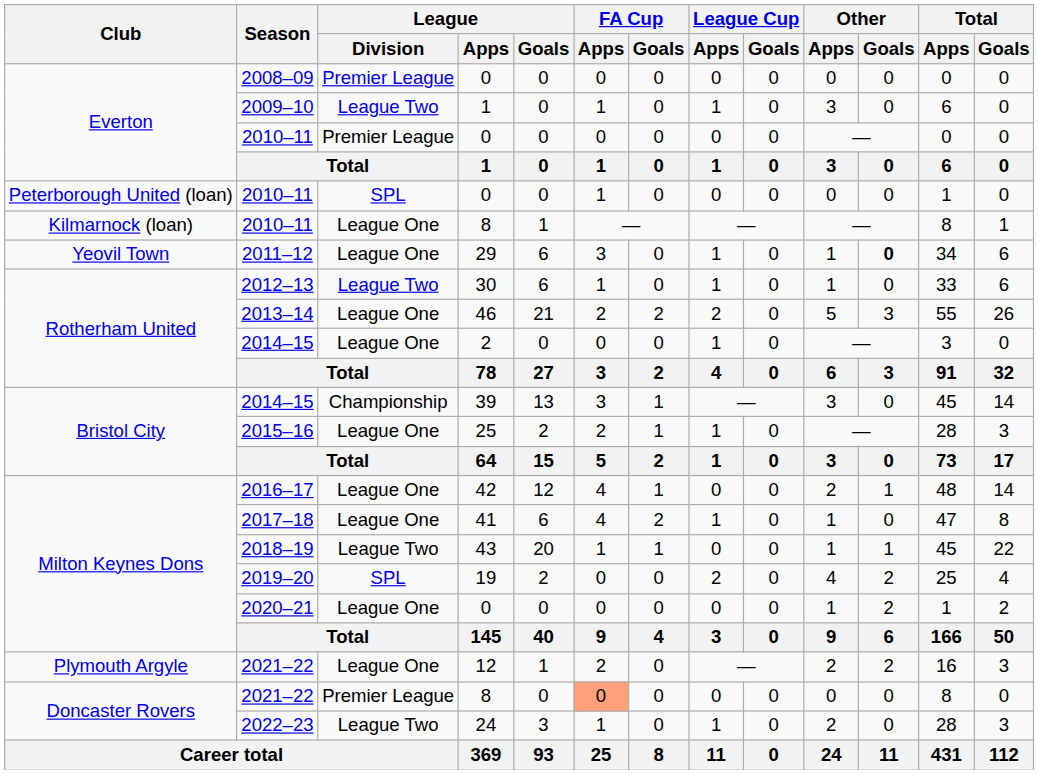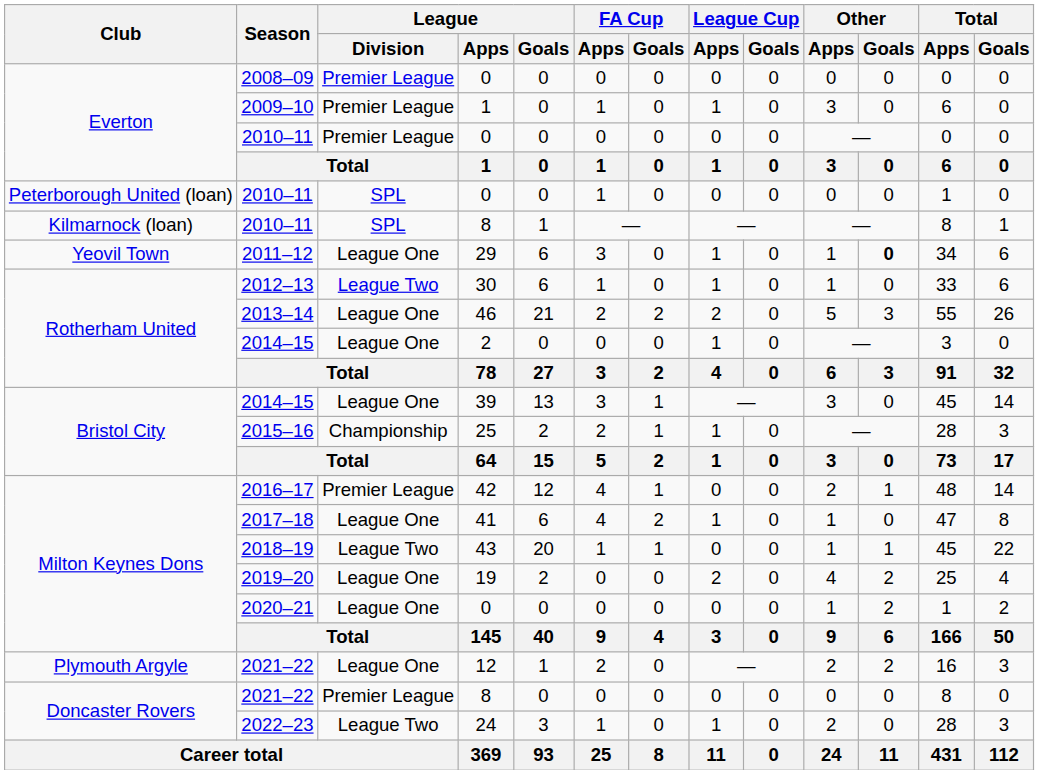(388, 107) League Two -> (388, 107) Premier League
(388, 225) League One -> (388, 225) SPL
(388, 401) Championship -> (388, 401) League One
(388, 431) League One -> (388, 431) Championship
(388, 490) League One -> (388, 490) Premier League
(388, 578) SPL -> (388, 578) League One
(601, 696) lightsalmon background -> (601, 696) no background
